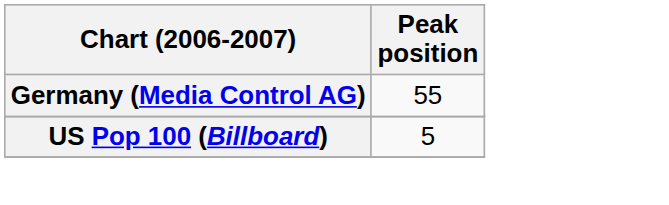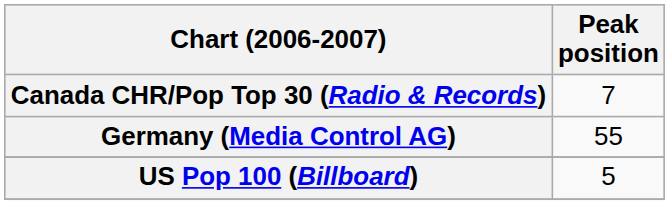+ row: (278, 95)
